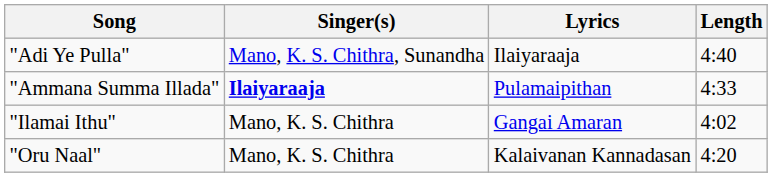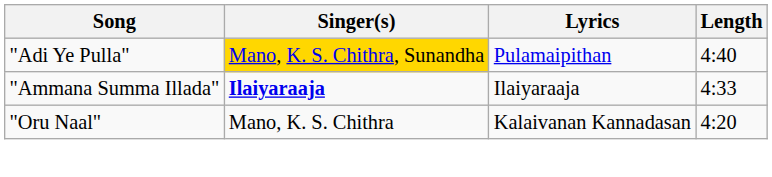(357, 55) no background -> (357, 55) gold background
(537, 55) Ilaiyaraaja -> (553, 55) Pulamaipithan
(553, 88) Pulamaipithan -> (537, 88) Ilaiyaraaja
- row: (63, 122)
